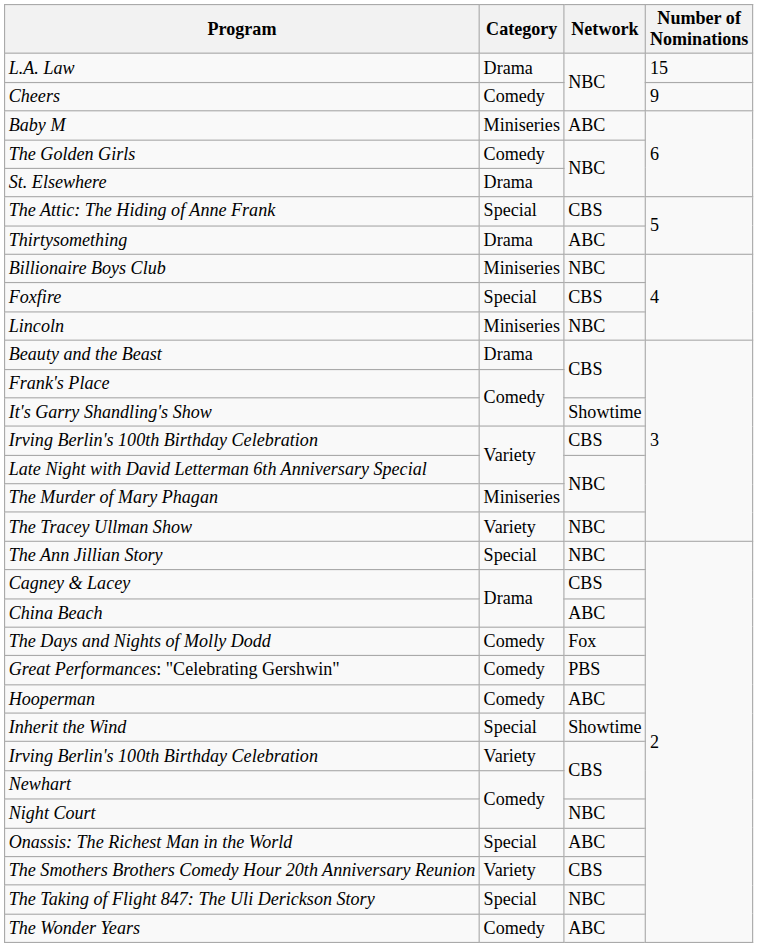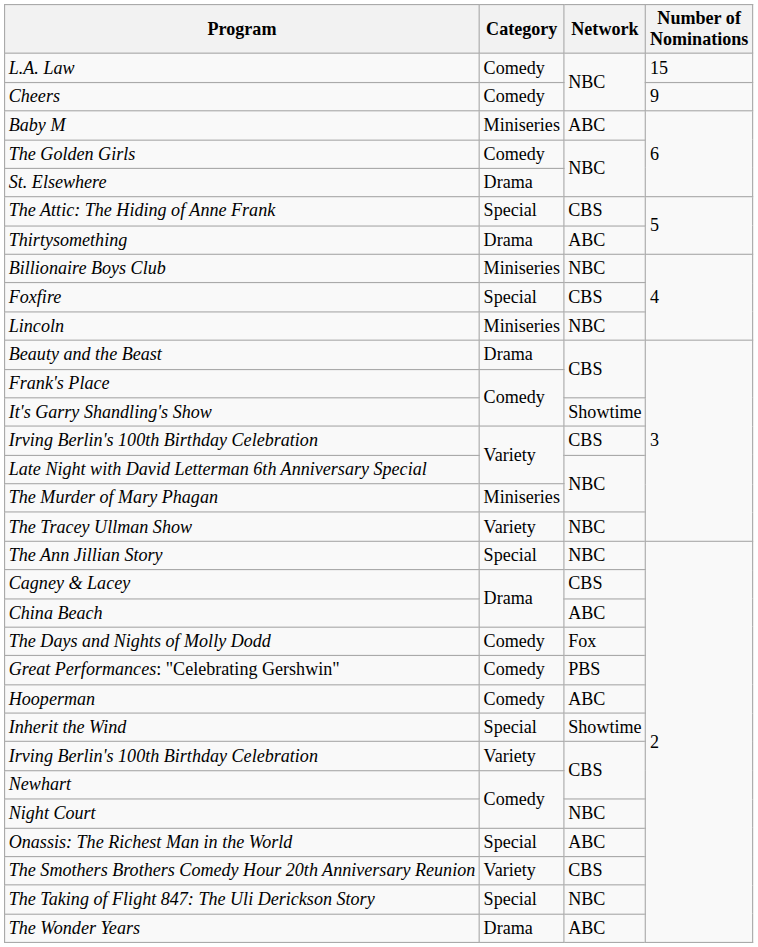(508, 67) Drama -> (514, 67) Comedy
(514, 928) Comedy -> (508, 928) Drama
